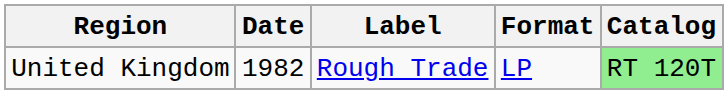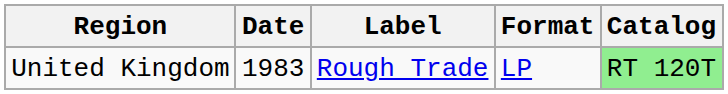(273, 69) 1982 -> (273, 69) 1983
